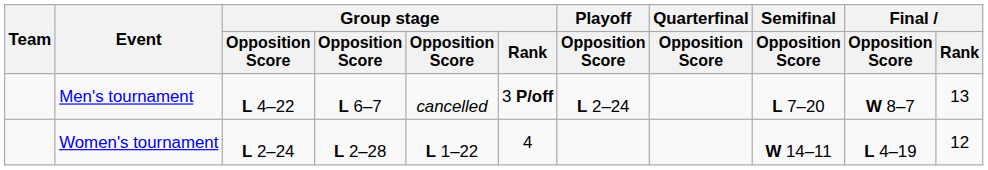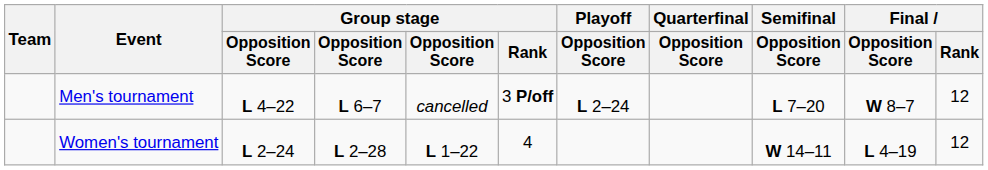(960, 97) 13 -> (960, 97) 12
